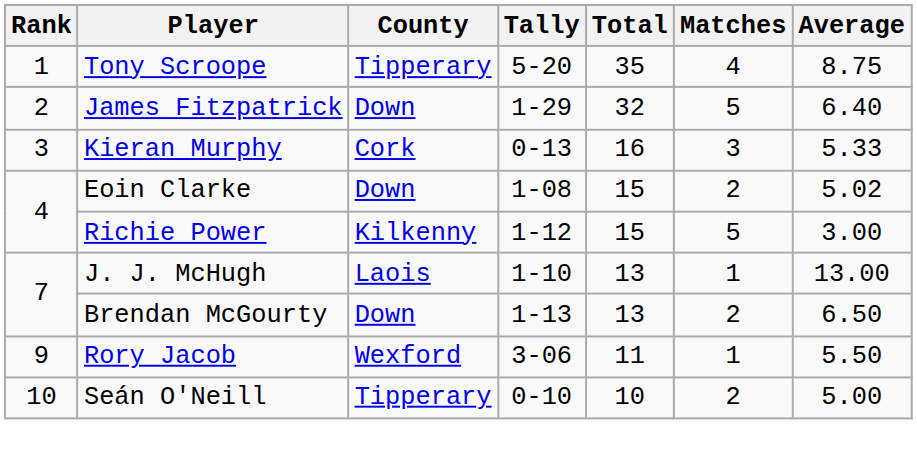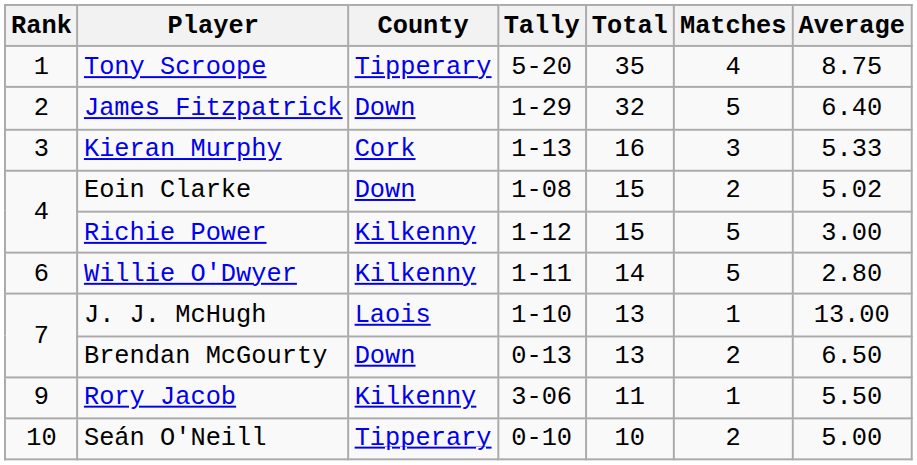(542, 150) 0-13 -> (542, 150) 1-13
+ row: (190, 274)
(542, 315) 1-13 -> (542, 356) 0-13
(408, 356) Wexford -> (415, 397) Kilkenny
